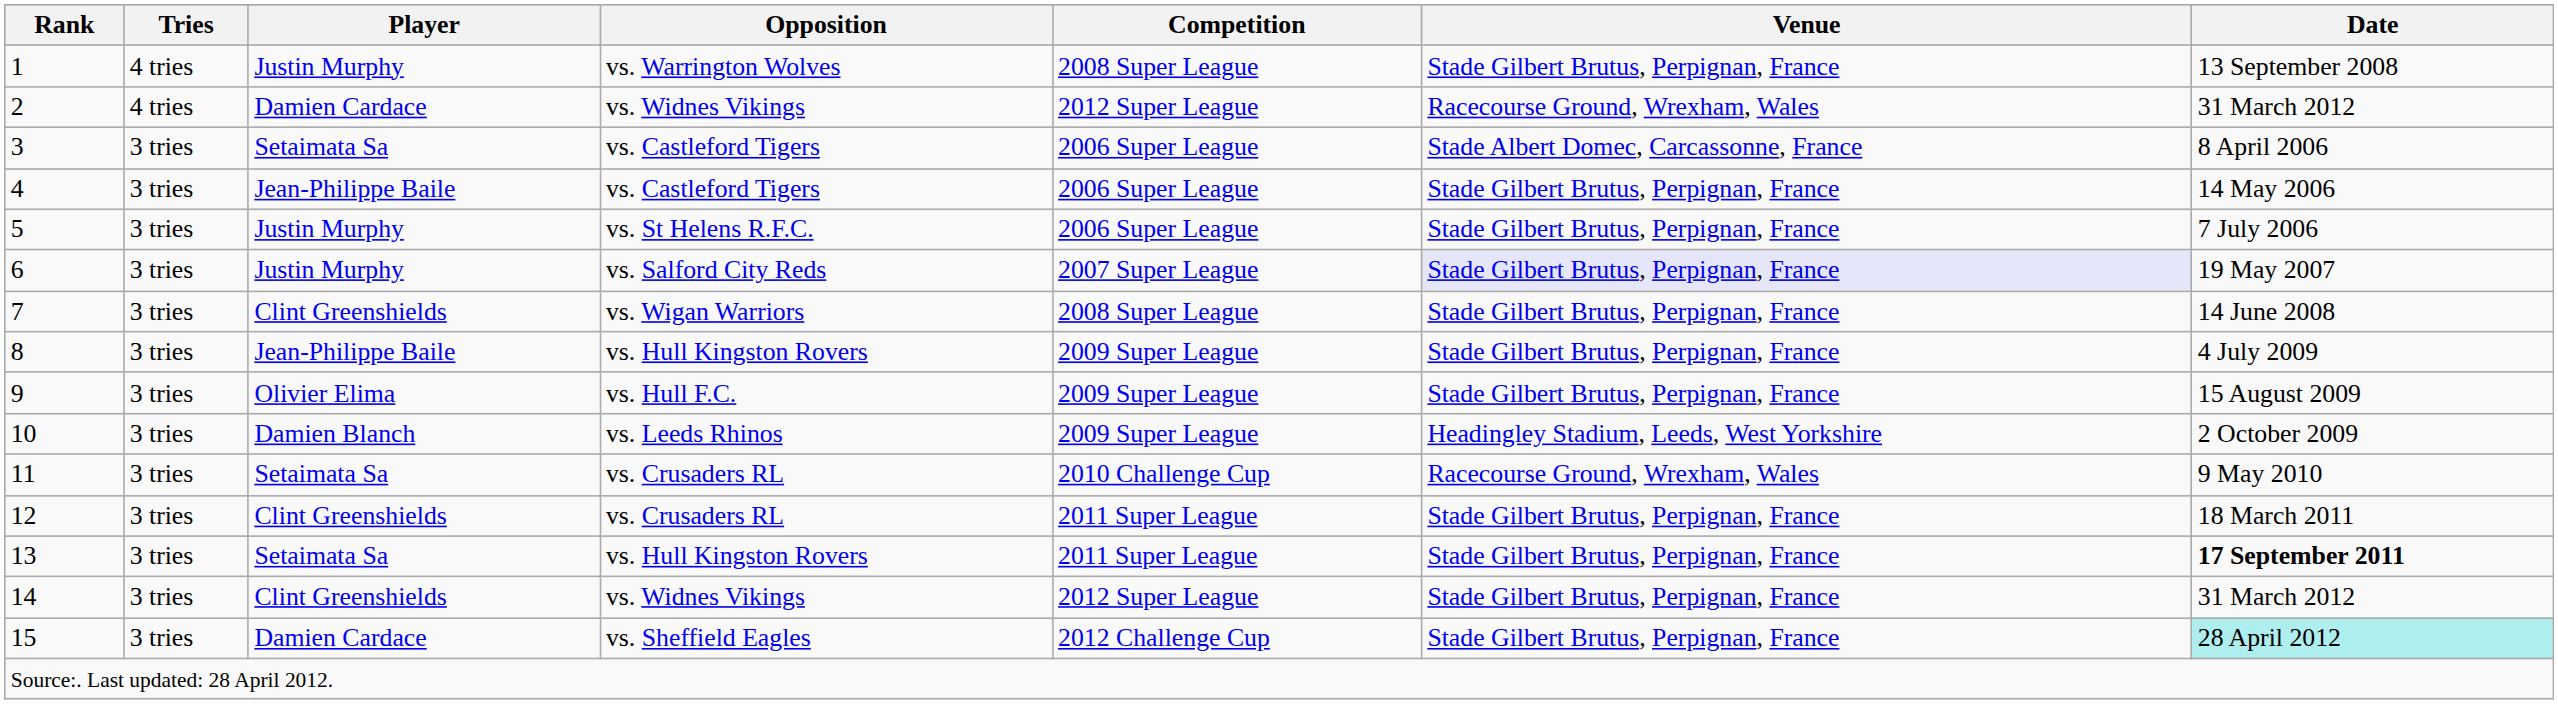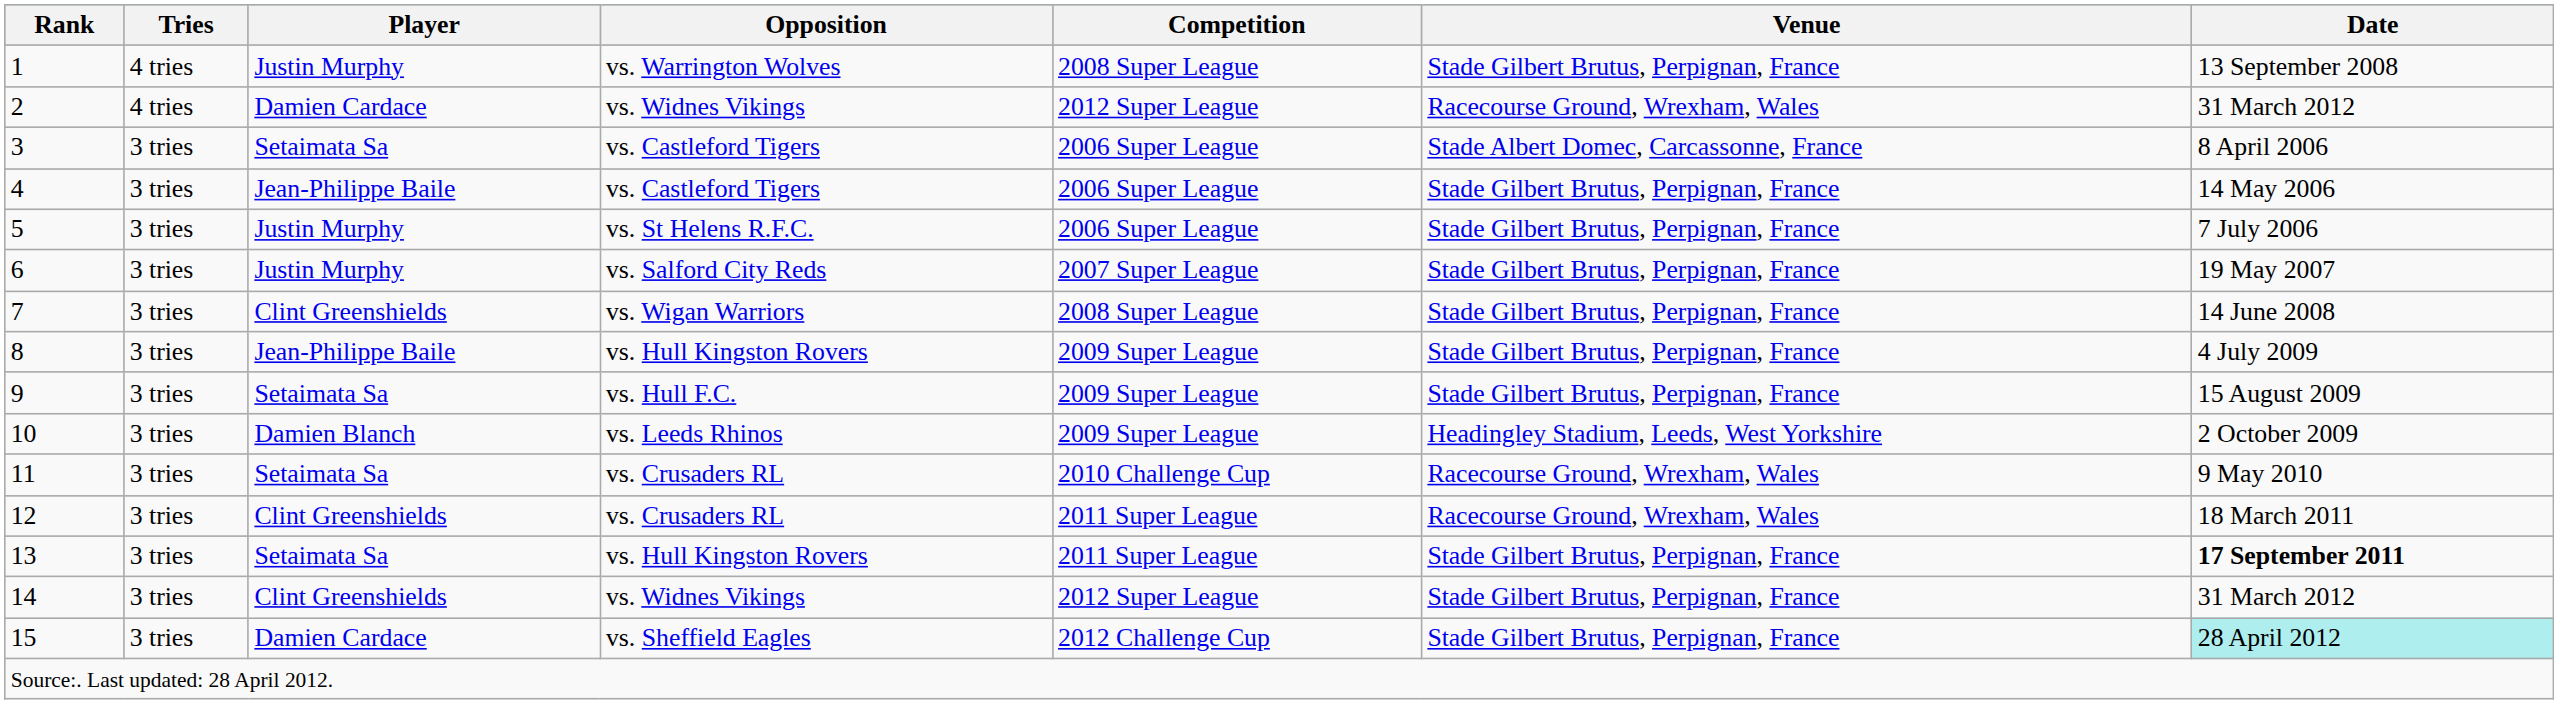(1633, 270) lavender background -> (1633, 270) no background
(325, 392) Olivier Elima -> (321, 392) Setaimata Sa
(1633, 515) Stade Gilbert Brutus, Perpignan, France -> (1623, 515) Racecourse Ground, Wrexham, Wales
